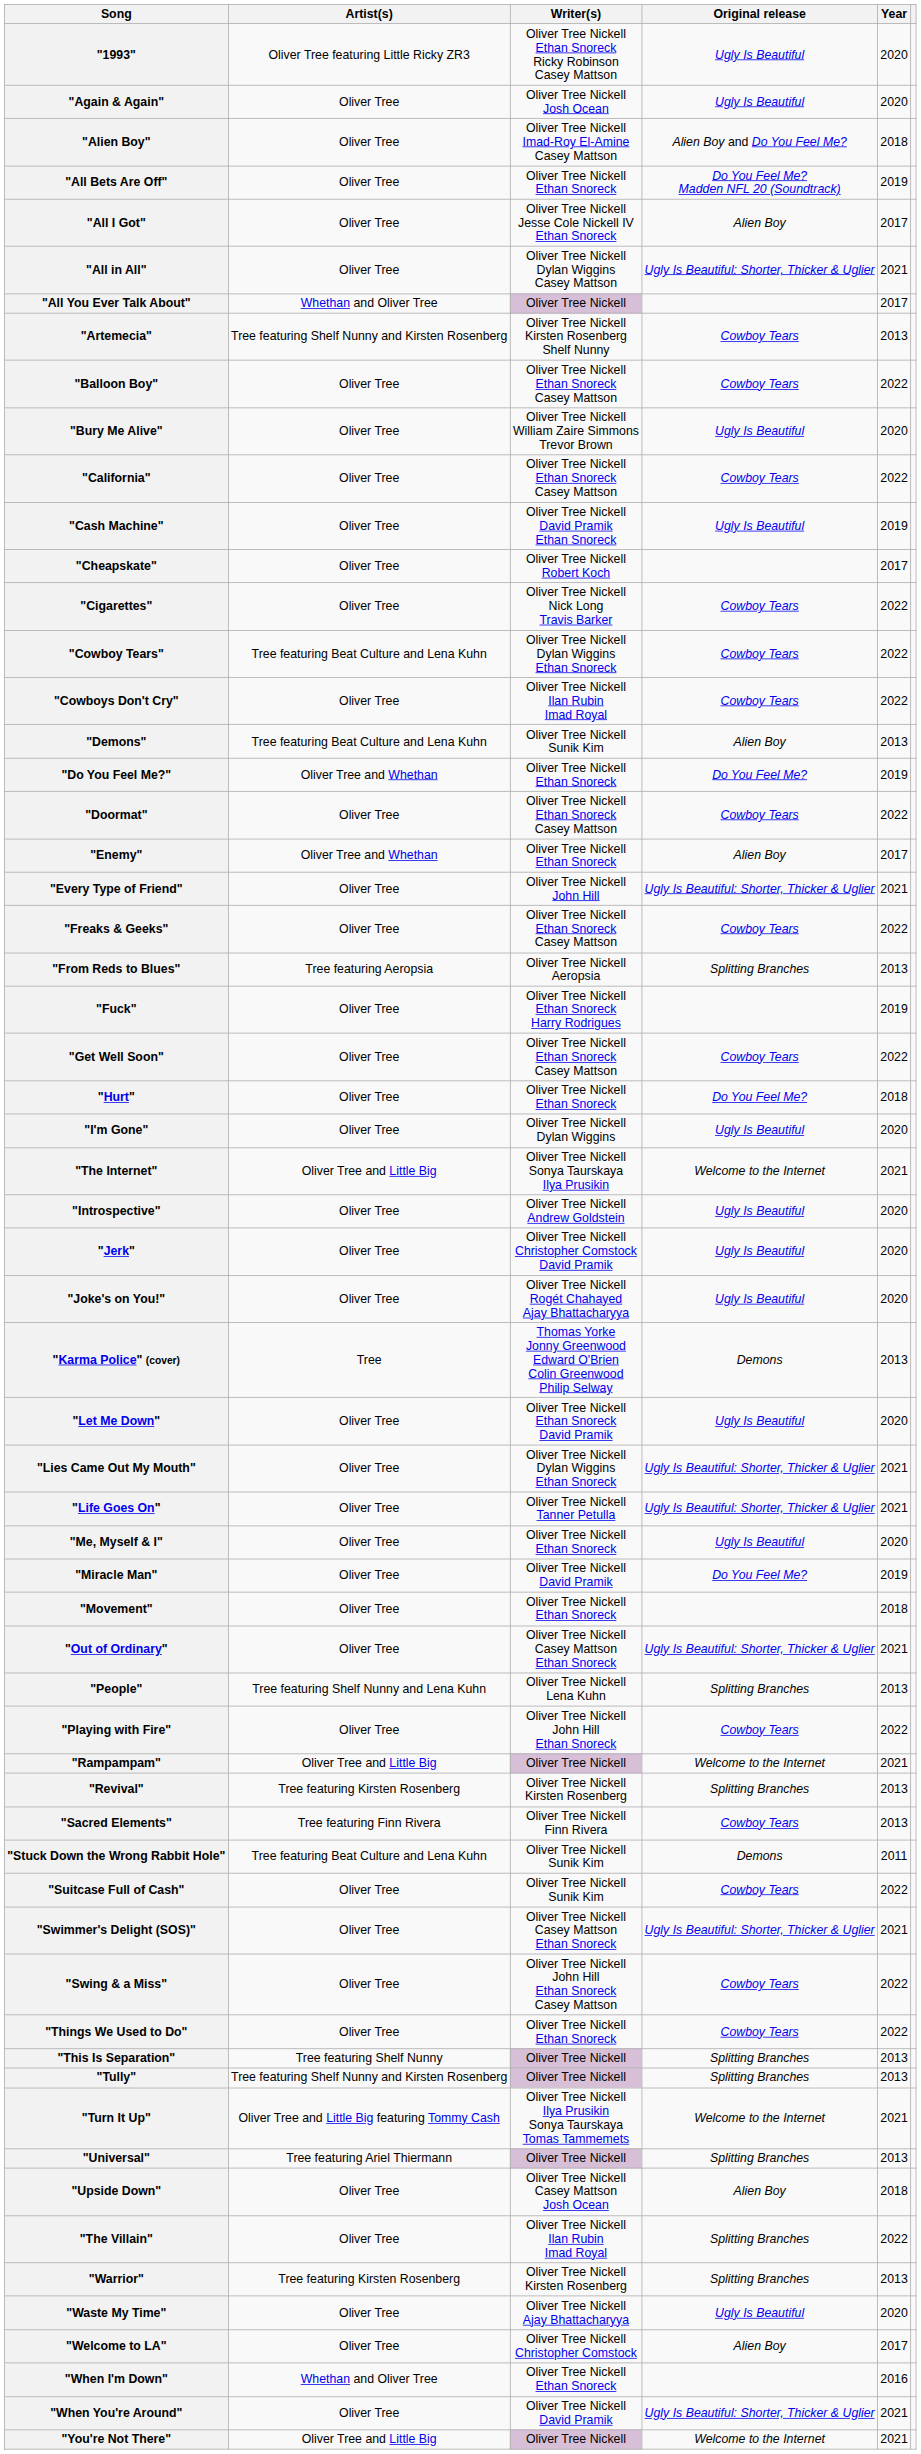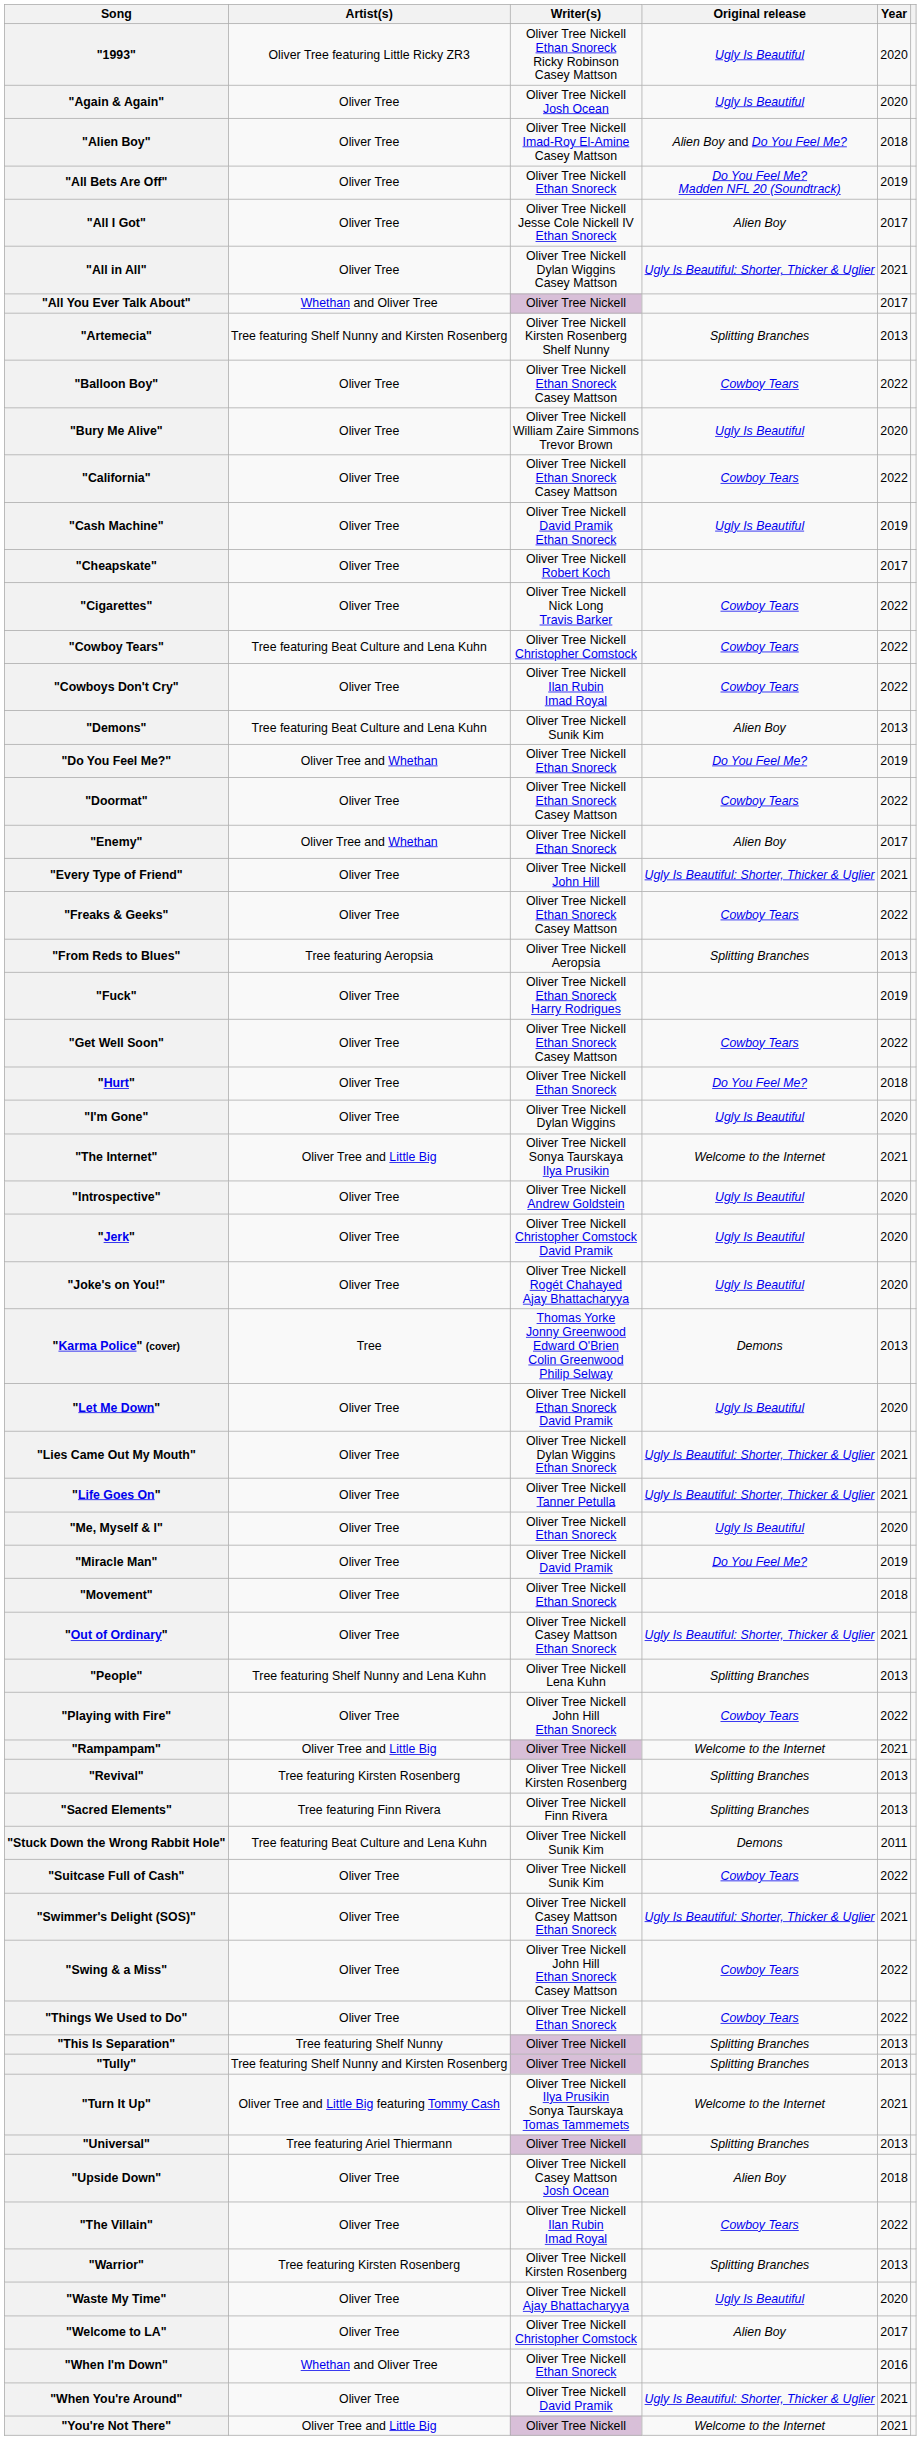(760, 336) Cowboy Tears -> (760, 336) Splitting Branches
(576, 653) Oliver Tree Nickell Dylan Wiggins Ethan Snoreck -> (576, 646) Oliver Tree Nickell Christopher Comstock
(760, 1823) Cowboy Tears -> (760, 1809) Splitting Branches
(760, 2239) Splitting Branches -> (760, 2225) Cowboy Tears
